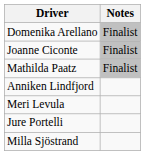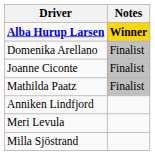+ row: (56, 31)
- row: (35, 123)
